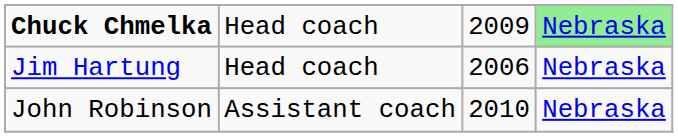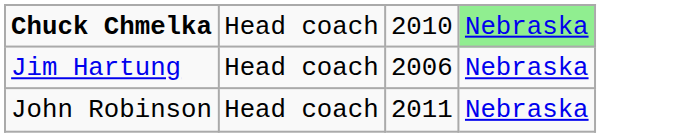(499, 26) 2009 -> (422, 26) 2010
(340, 110) Assistant coach -> (301, 110) Head coach
(499, 110) 2010 -> (422, 110) 2011
